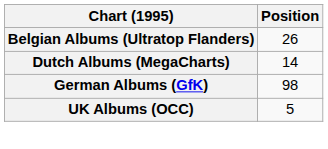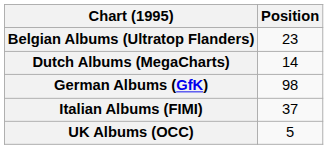(290, 39) 26 -> (290, 39) 23
+ row: (131, 109)
